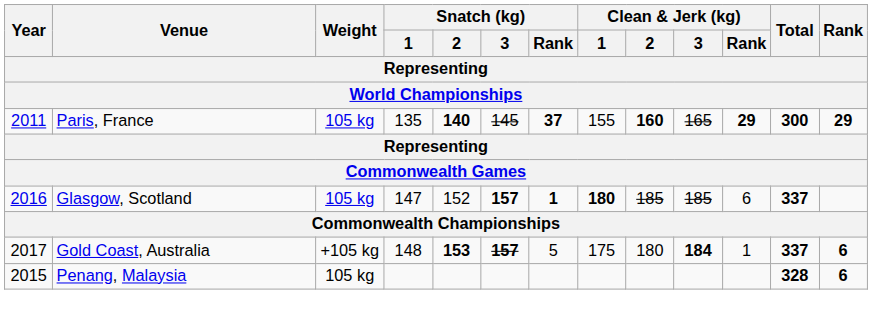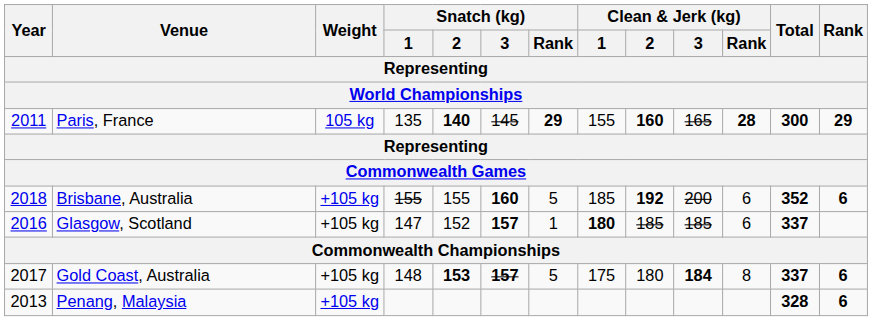(553, 120) 37 -> (553, 120) 29
(746, 120) 29 -> (746, 120) 28
+ row: (125, 198)
(350, 198) 105 kg -> (350, 224) +105 kg
(553, 198) bold -> (553, 224) normal
(746, 250) 1 -> (746, 276) 8
(29, 276) 2015 -> (29, 302) 2013
(350, 276) 105 kg -> (350, 302) +105 kg
